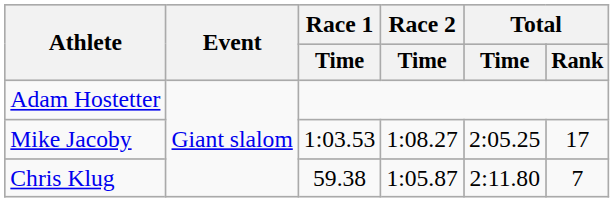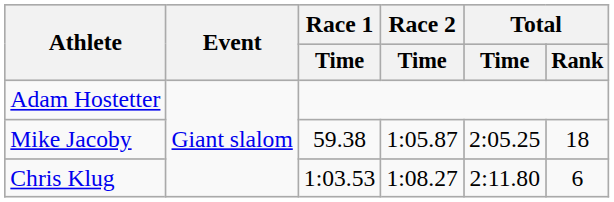(340, 139) 1:03.53 -> (340, 139) 59.38
(422, 139) 1:08.27 -> (422, 139) 1:05.87
(577, 139) 17 -> (577, 139) 18
(340, 178) 59.38 -> (340, 178) 1:03.53
(422, 178) 1:05.87 -> (422, 178) 1:08.27
(577, 178) 7 -> (577, 178) 6
